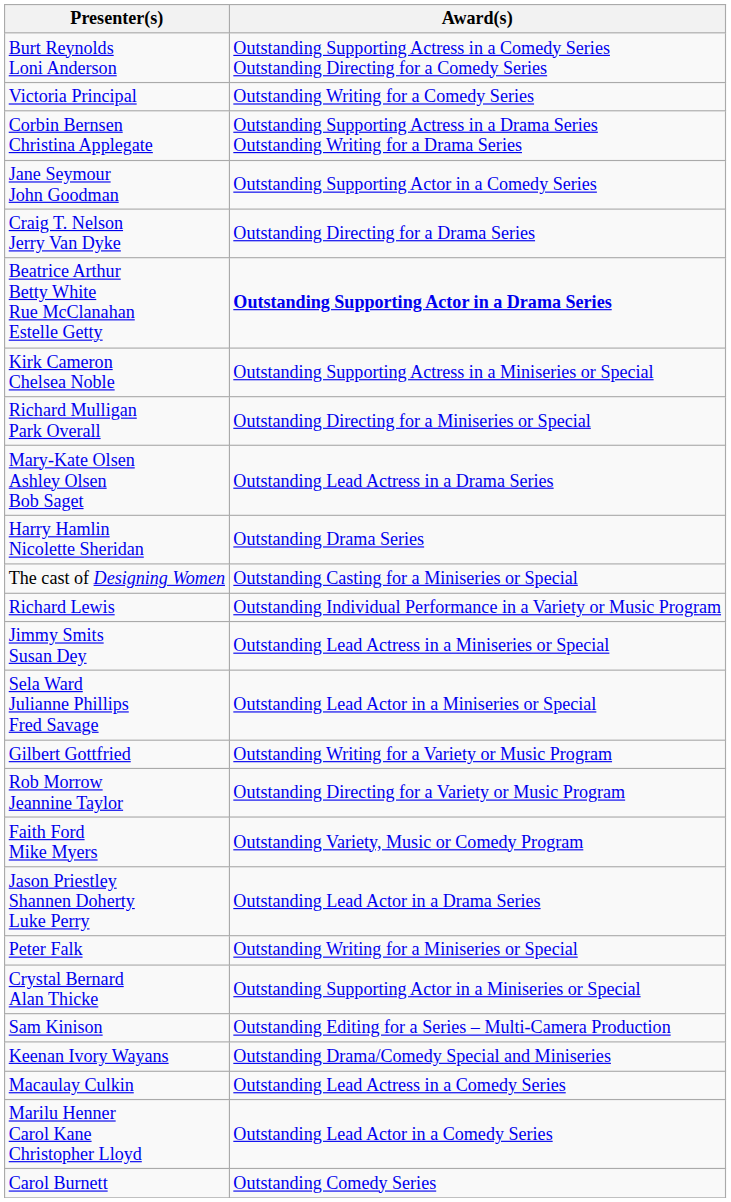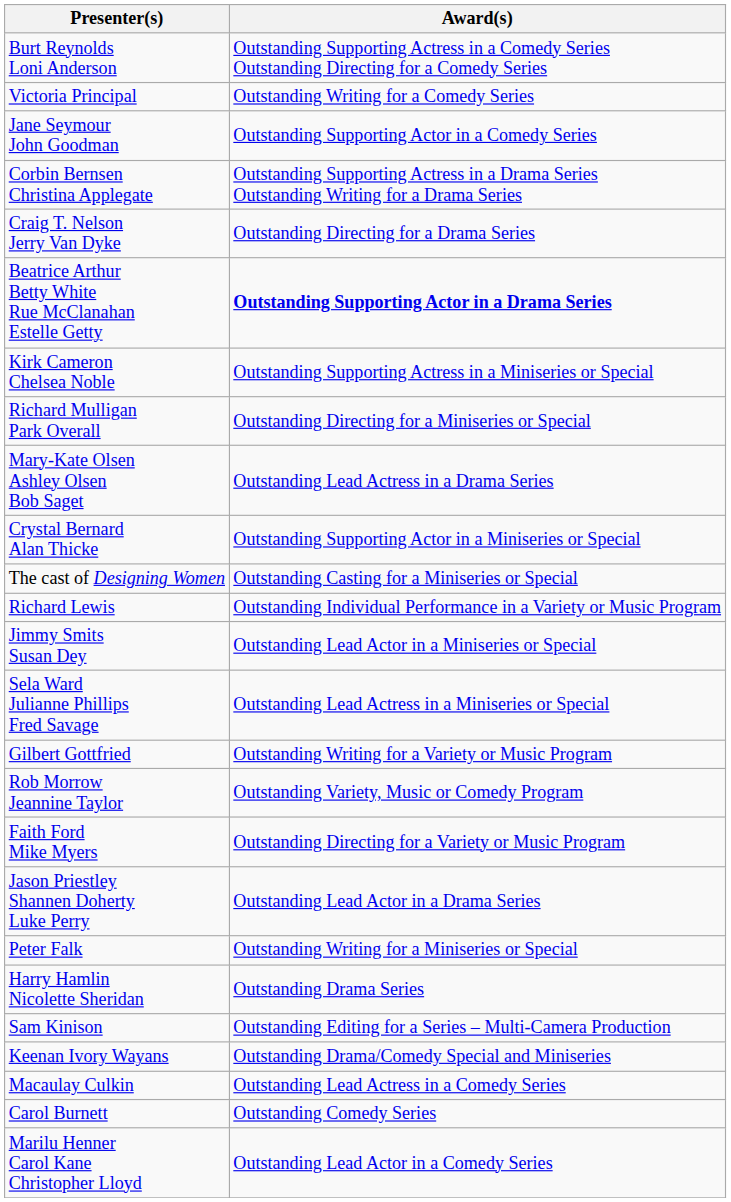rows swapped: (64, 184) <-> (81, 135)
rows swapped: (66, 988) <-> (76, 539)
(421, 645) Outstanding Lead Actress in a Miniseries or Special -> (415, 645) Outstanding Lead Actor in a Miniseries or Special
(415, 705) Outstanding Lead Actor in a Miniseries or Special -> (421, 705) Outstanding Lead Actress in a Miniseries or Special
(429, 792) Outstanding Directing for a Variety or Music Program -> (408, 792) Outstanding Variety, Music or Comedy Program
(408, 841) Outstanding Variety, Music or Comedy Program -> (429, 841) Outstanding Directing for a Variety or Music Program
rows swapped: (75, 1134) <-> (58, 1183)
